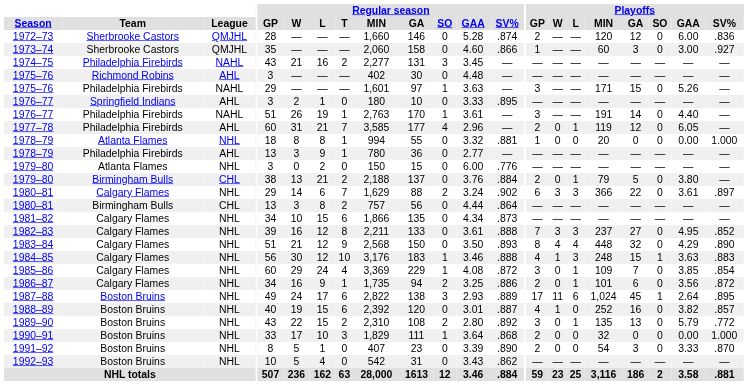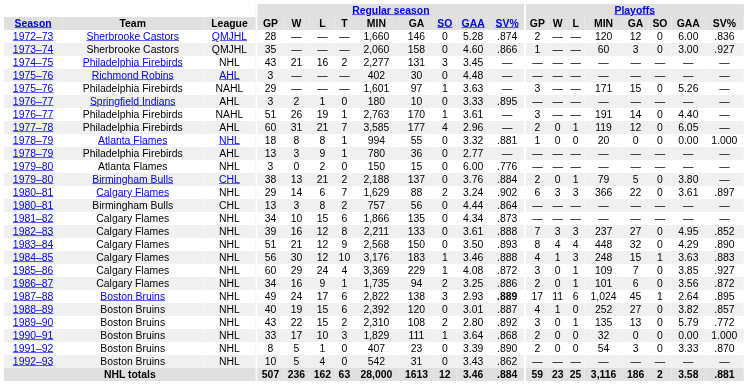(229, 62) NAHL -> (229, 62) NHL
(724, 270) .854 -> (724, 270) .927
(507, 296) normal -> (507, 296) bold
(636, 309) 16 -> (636, 309) 27
